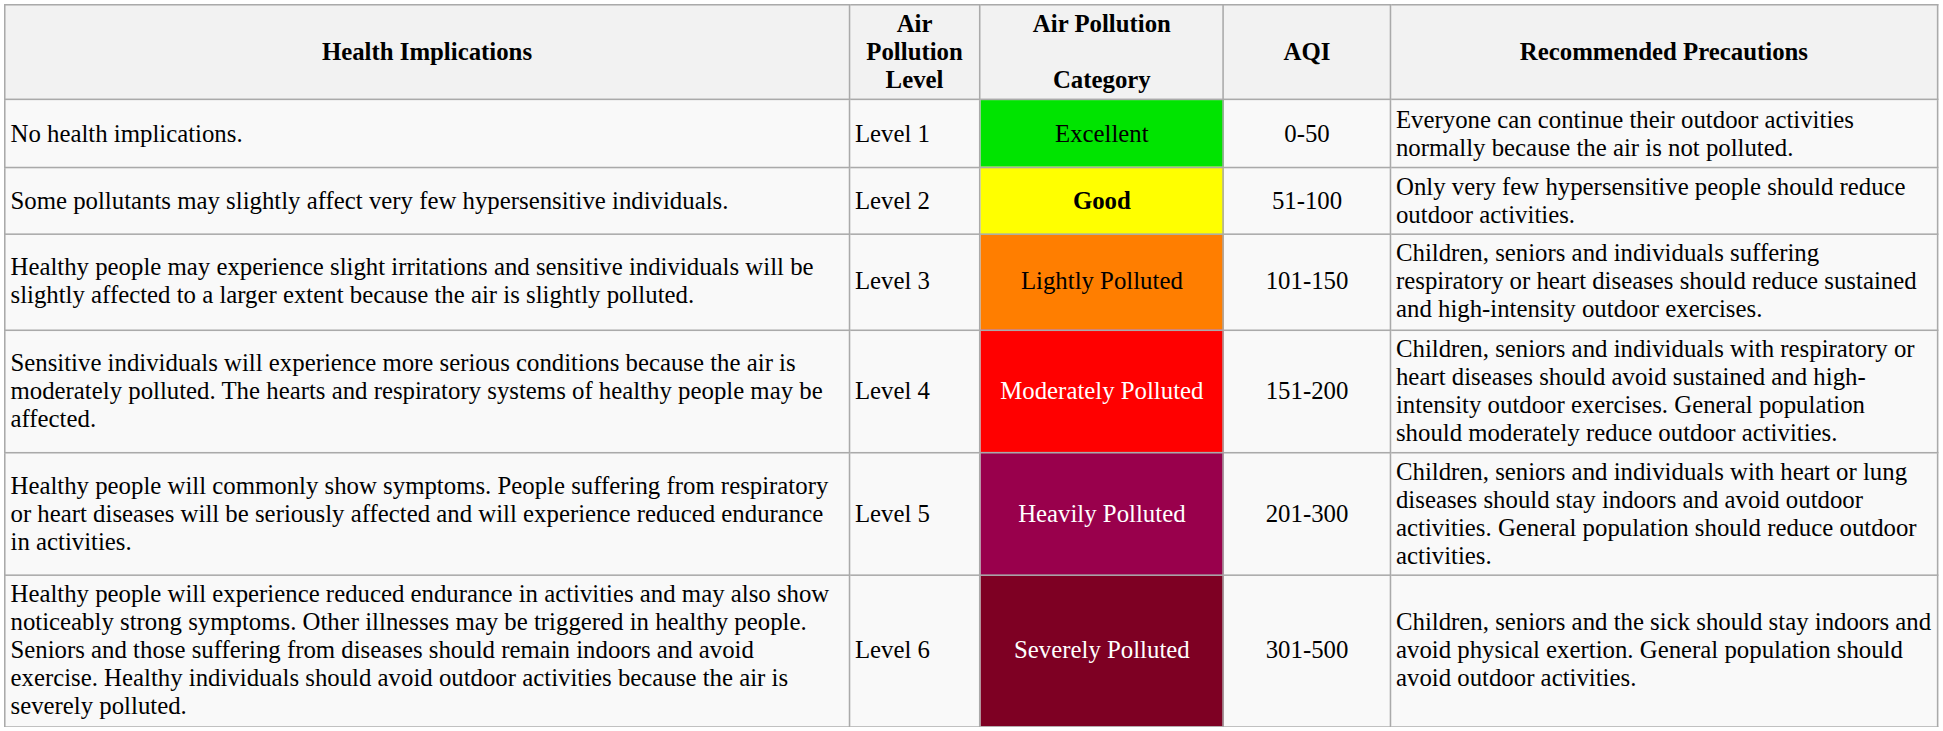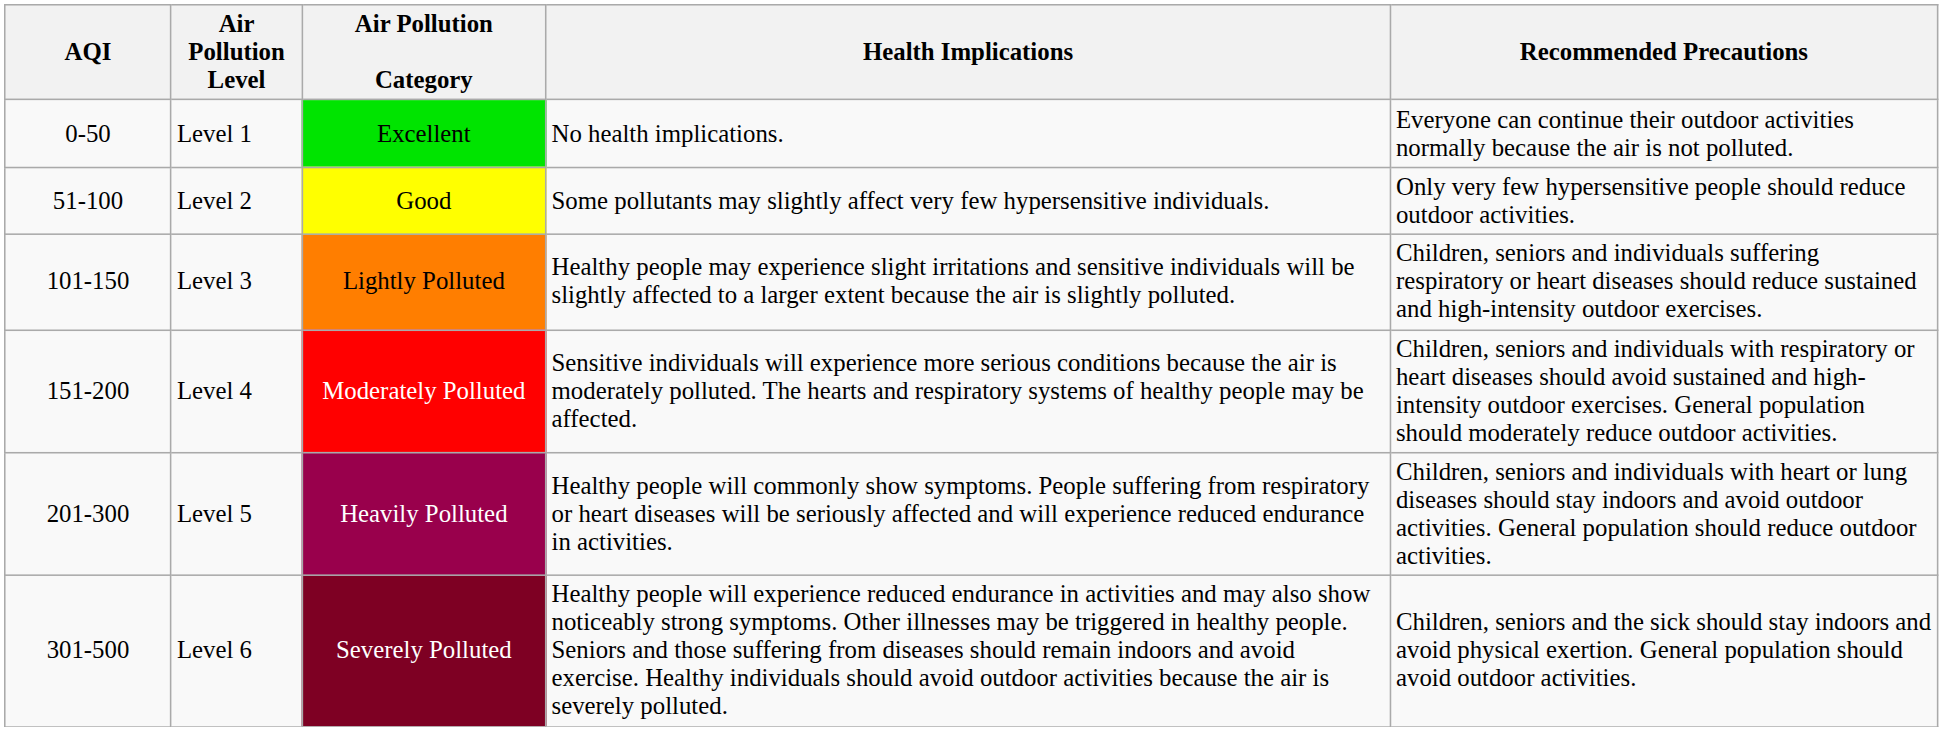columns swapped: (1307, 52) <-> (427, 52)
(1102, 200) bold -> (424, 200) normal
